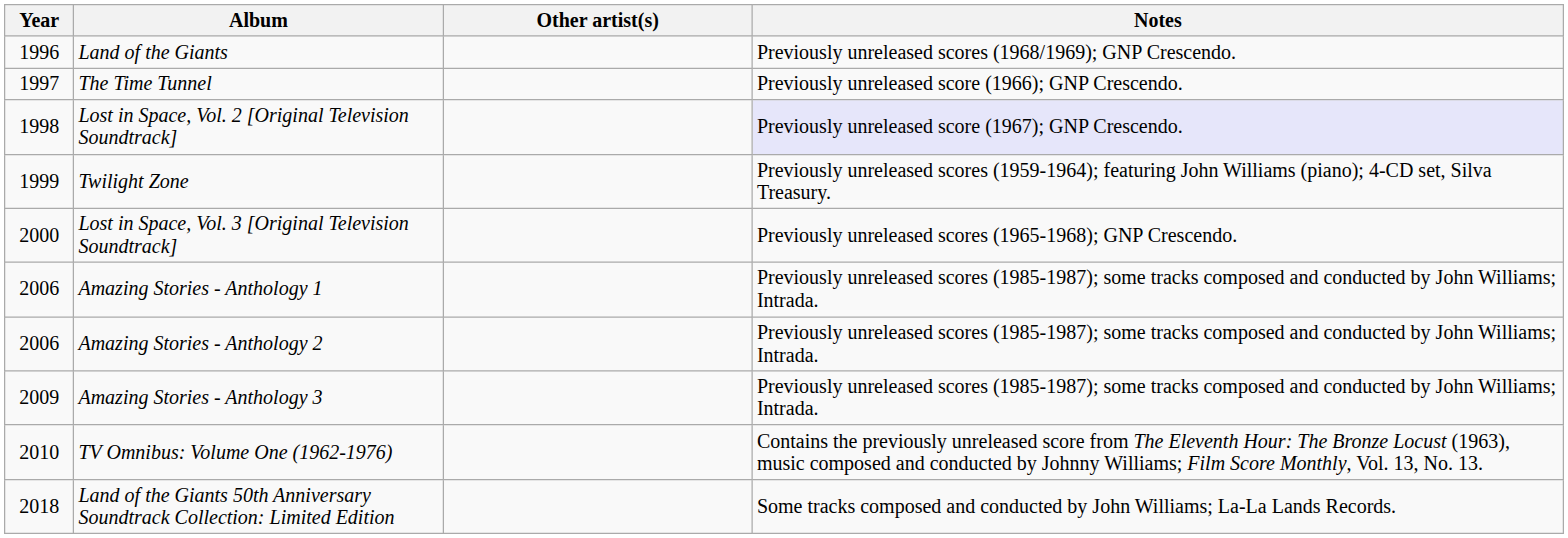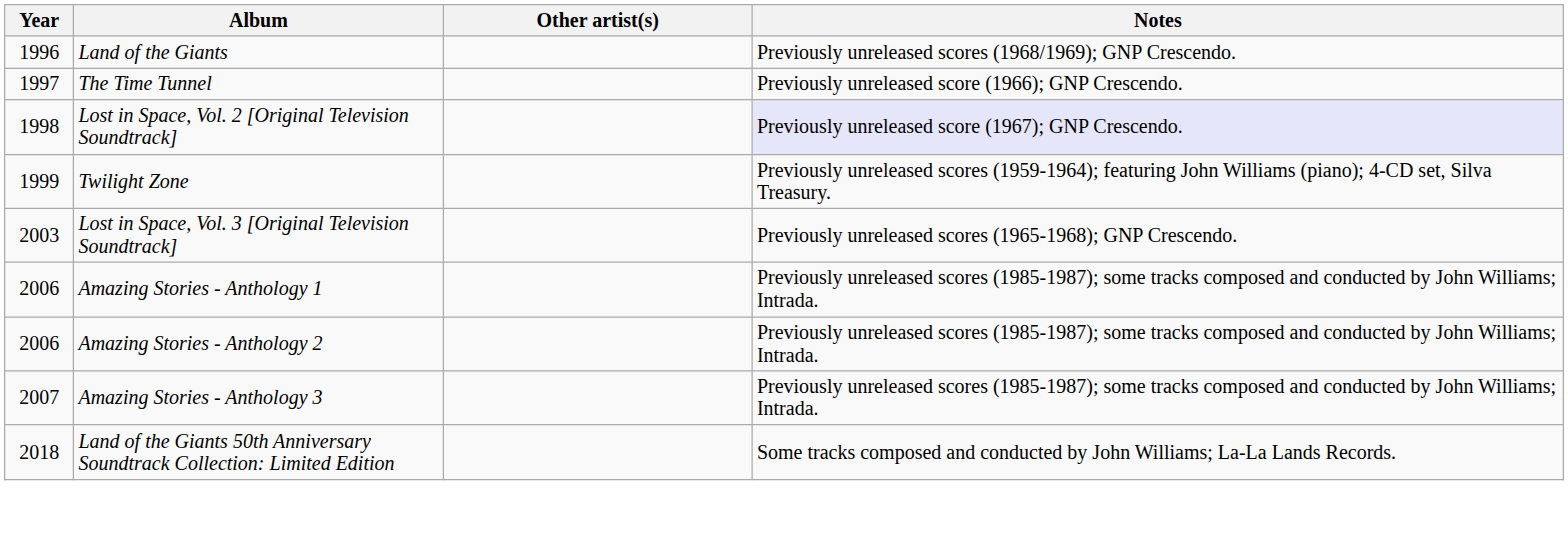(39, 235) 2000 -> (39, 235) 2003
(39, 397) 2009 -> (39, 397) 2007
- row: (235, 452)
